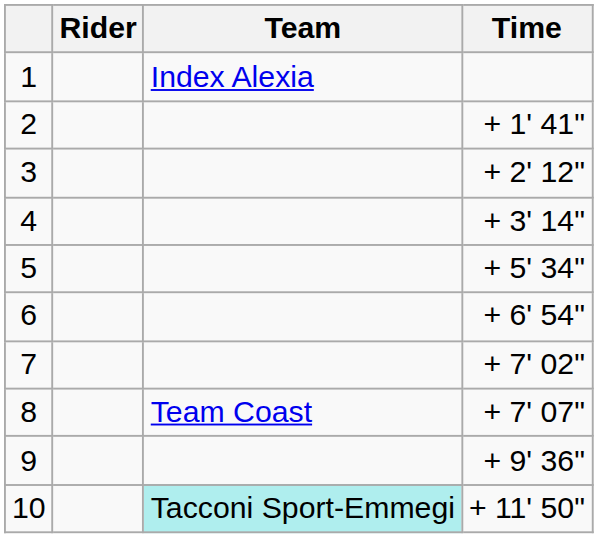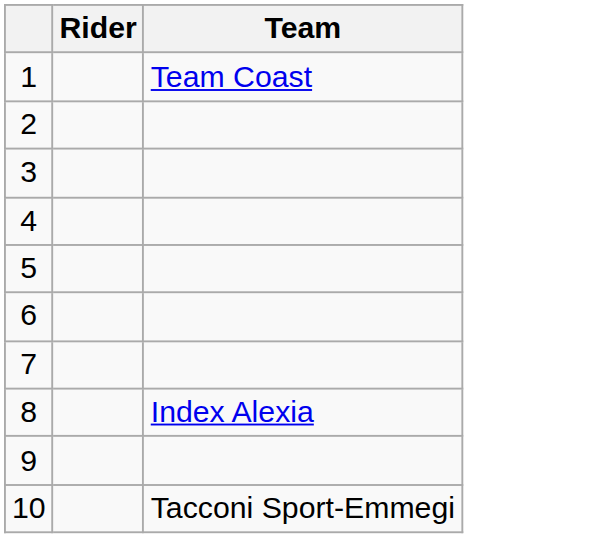- column: (527, 28)
(232, 76) Index Alexia -> (231, 76) Team Coast
(231, 412) Team Coast -> (232, 412) Index Alexia
(303, 508) paleturquoise background -> (303, 508) no background
